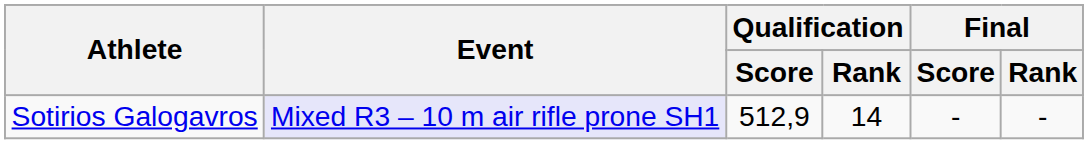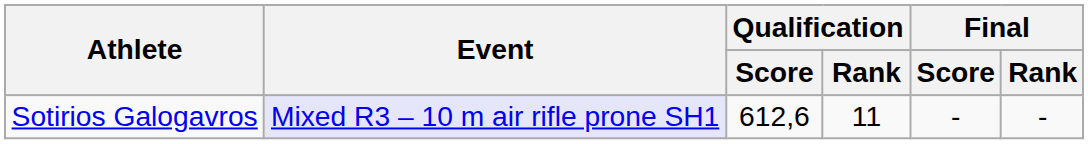(774, 117) 512,9 -> (774, 117) 612,6
(866, 117) 14 -> (866, 117) 11
